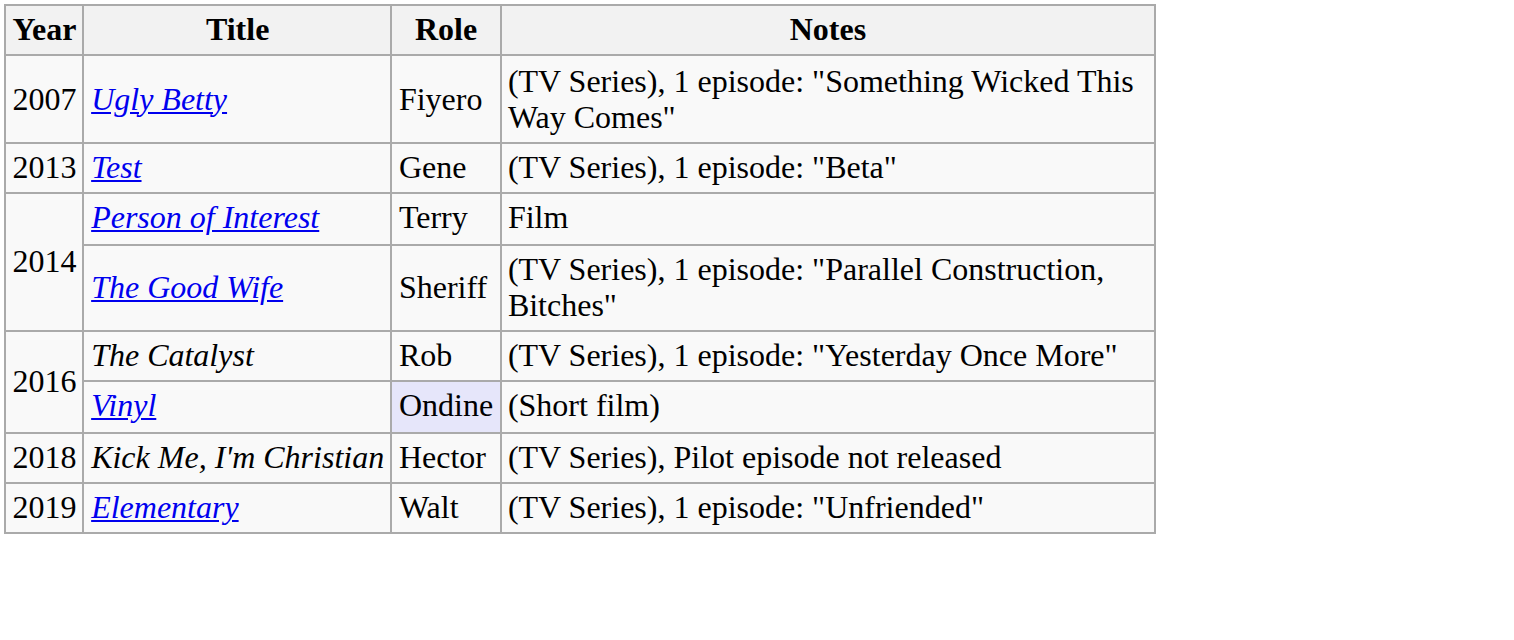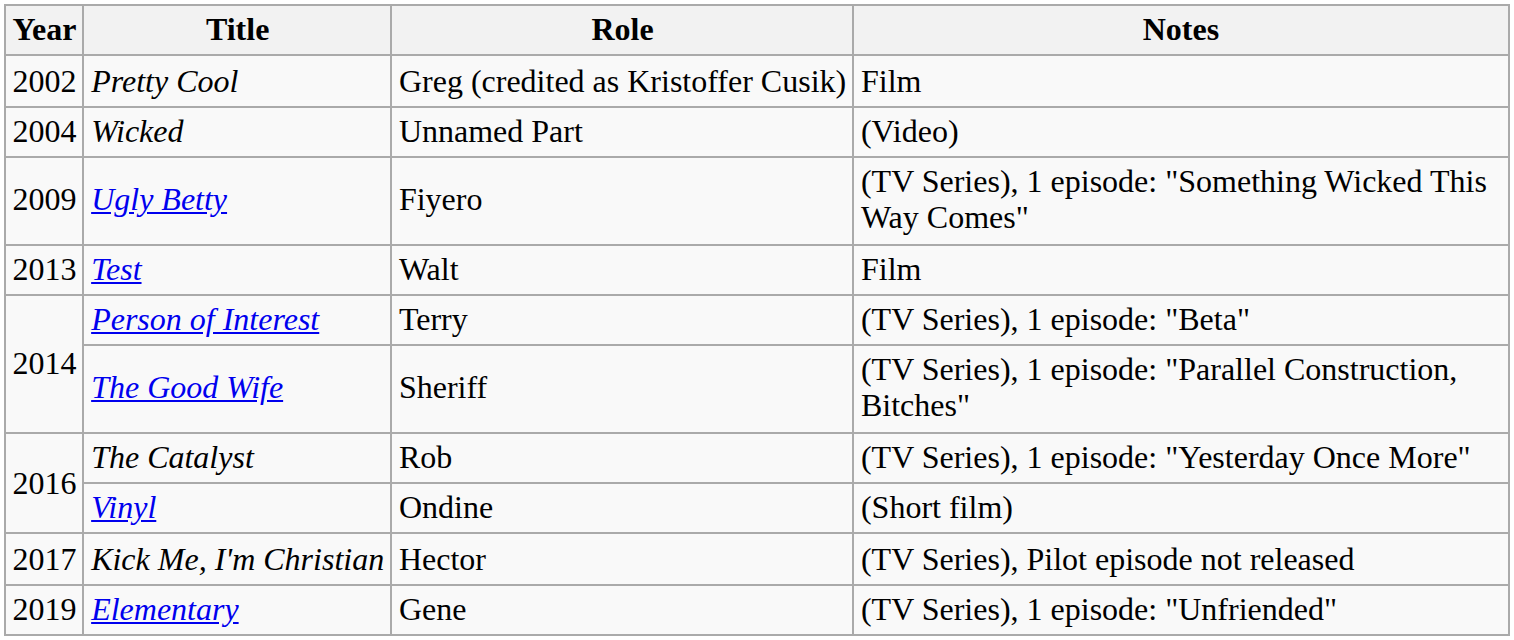+ row: (165, 80)
+ row: (137, 131)
(44, 98) 2007 -> (44, 200) 2009
(433, 167) Gene -> (429, 268) Walt
(702, 167) (TV Series), 1 episode: "Beta" -> (891, 268) Film
(538, 218) Film -> (1055, 319) (TV Series), 1 episode: "Beta"
(446, 406) lavender background -> (446, 507) no background
(44, 457) 2018 -> (44, 558) 2017
(429, 507) Walt -> (433, 609) Gene
